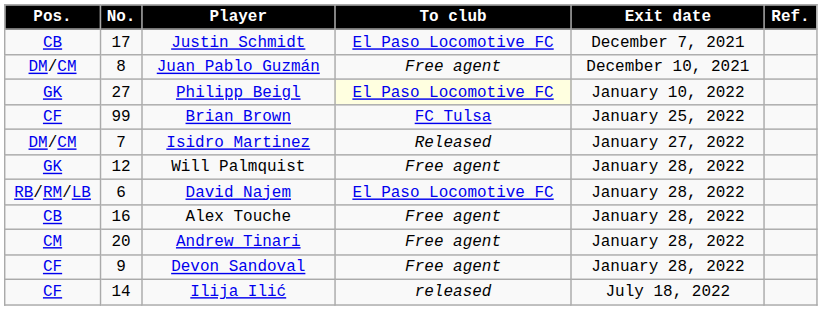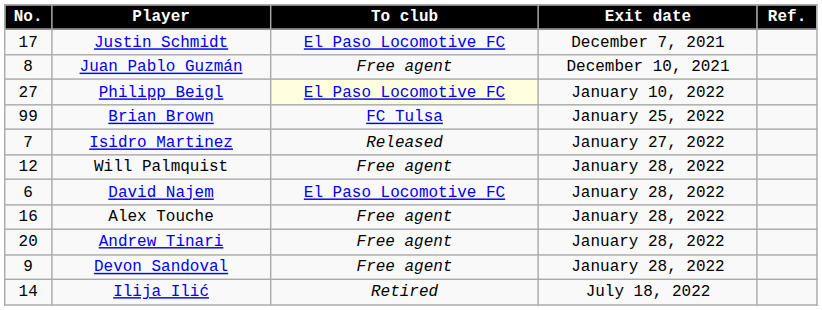- column: (53, 17)
(453, 292) released -> (405, 292) Retired
